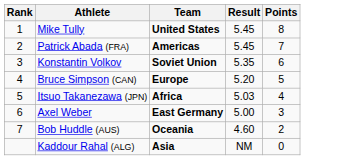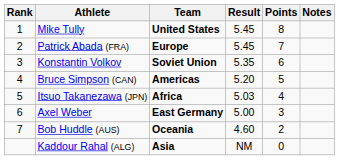+ column: (317, 12)
(176, 46) Americas -> (170, 46) Europe
(170, 79) Europe -> (176, 79) Americas
